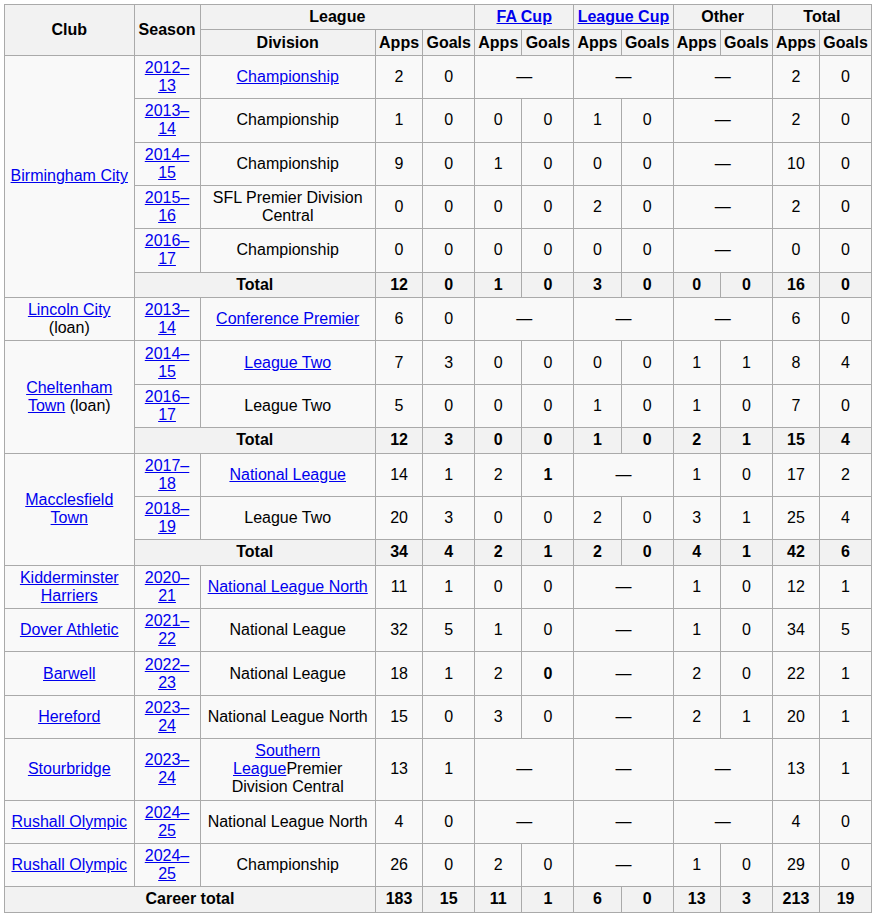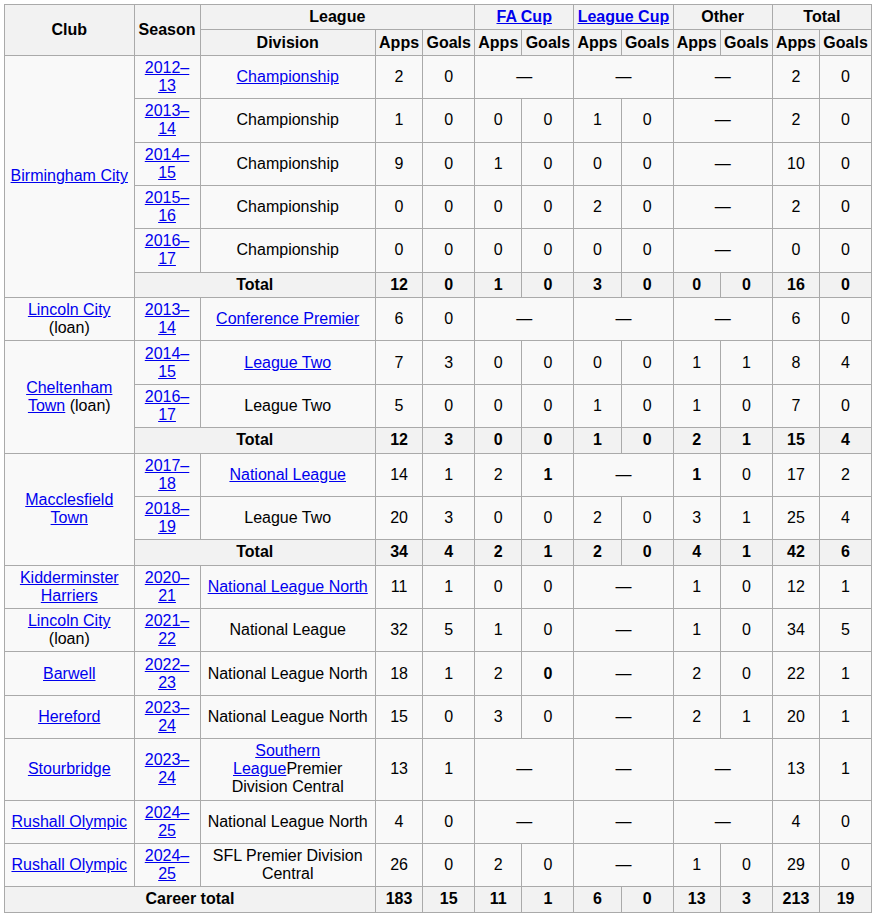(288, 207) SFL Premier Division Central -> (288, 207) Championship
(697, 474) normal -> (697, 474) bold
(69, 630) Dover Athletic -> (69, 630) Lincoln City (loan)
(288, 673) National League -> (288, 673) National League North
(288, 865) Championship -> (288, 865) SFL Premier Division Central
